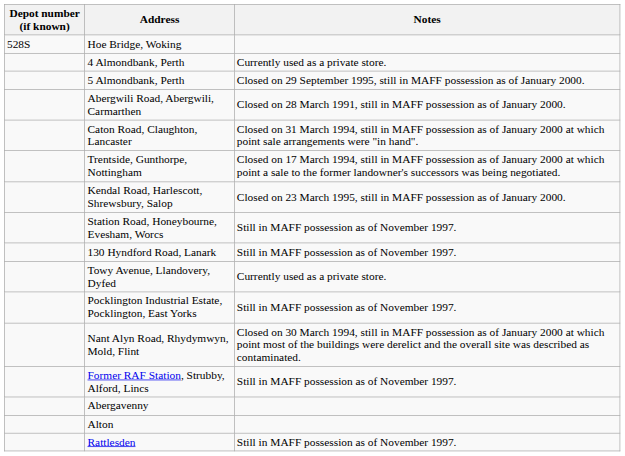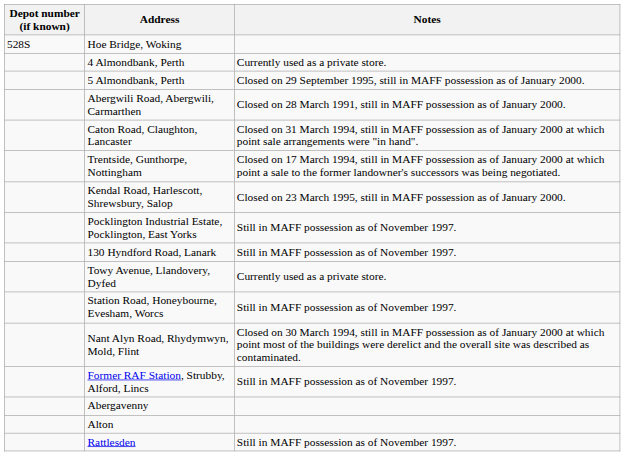rows swapped: (152, 227) <-> (155, 307)
